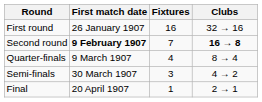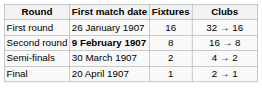(171, 43) 7 -> (171, 43) 8
(225, 43) bold -> (225, 43) normal
- row: (36, 58)
(171, 74) 3 -> (171, 58) 2
